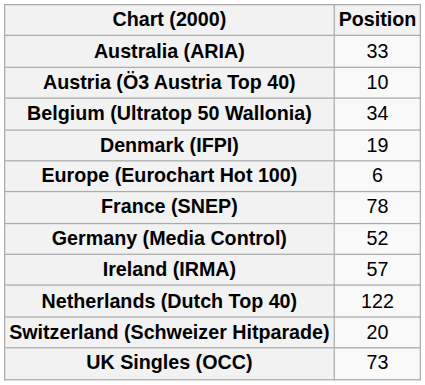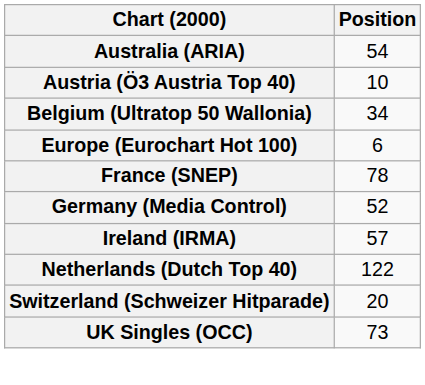(377, 51) 33 -> (377, 51) 54
- row: (169, 144)
